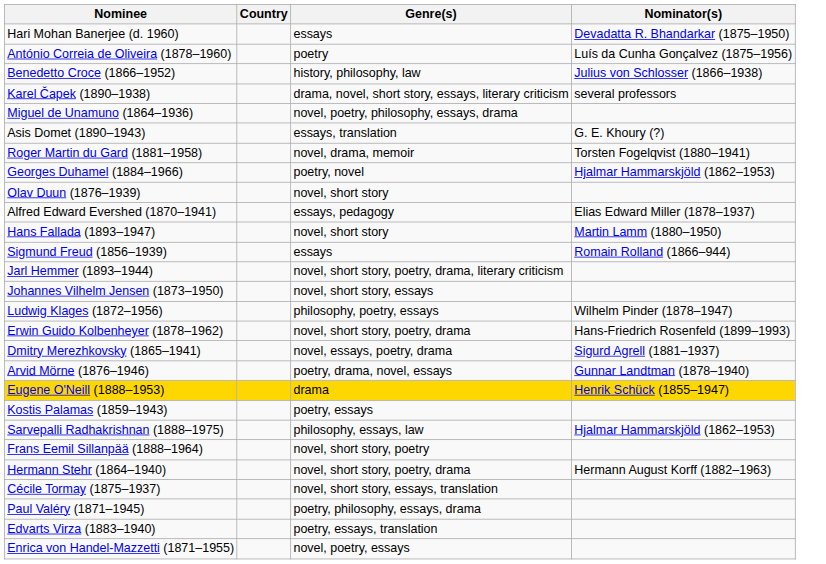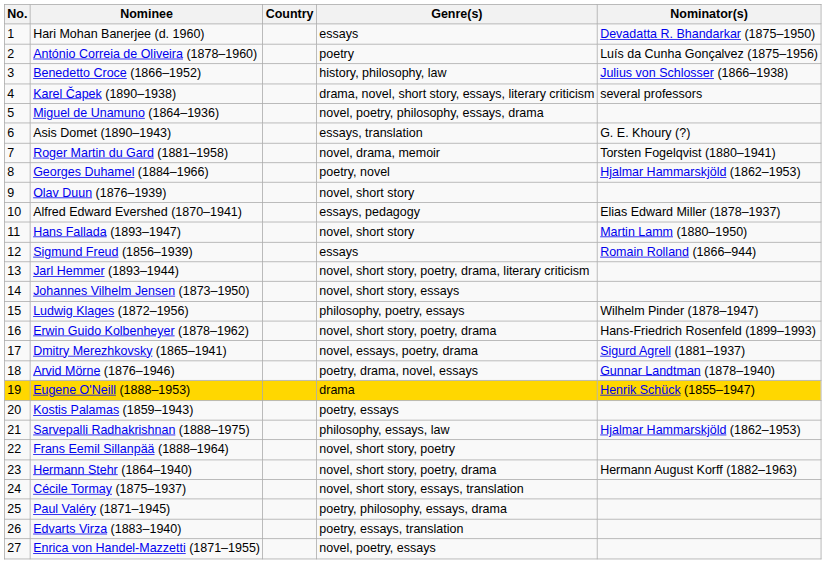+ column: (17, 14)
